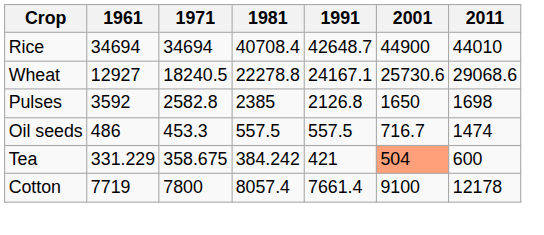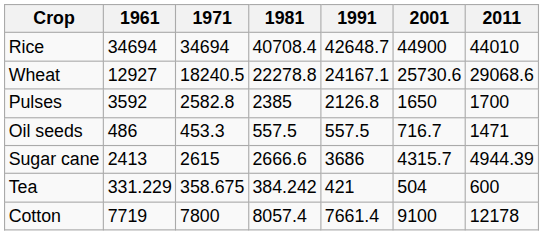(473, 103) 1698 -> (489, 103) 1700
(473, 131) 1474 -> (489, 131) 1471
+ row: (54, 159)
(395, 159) lightsalmon background -> (412, 187) no background
